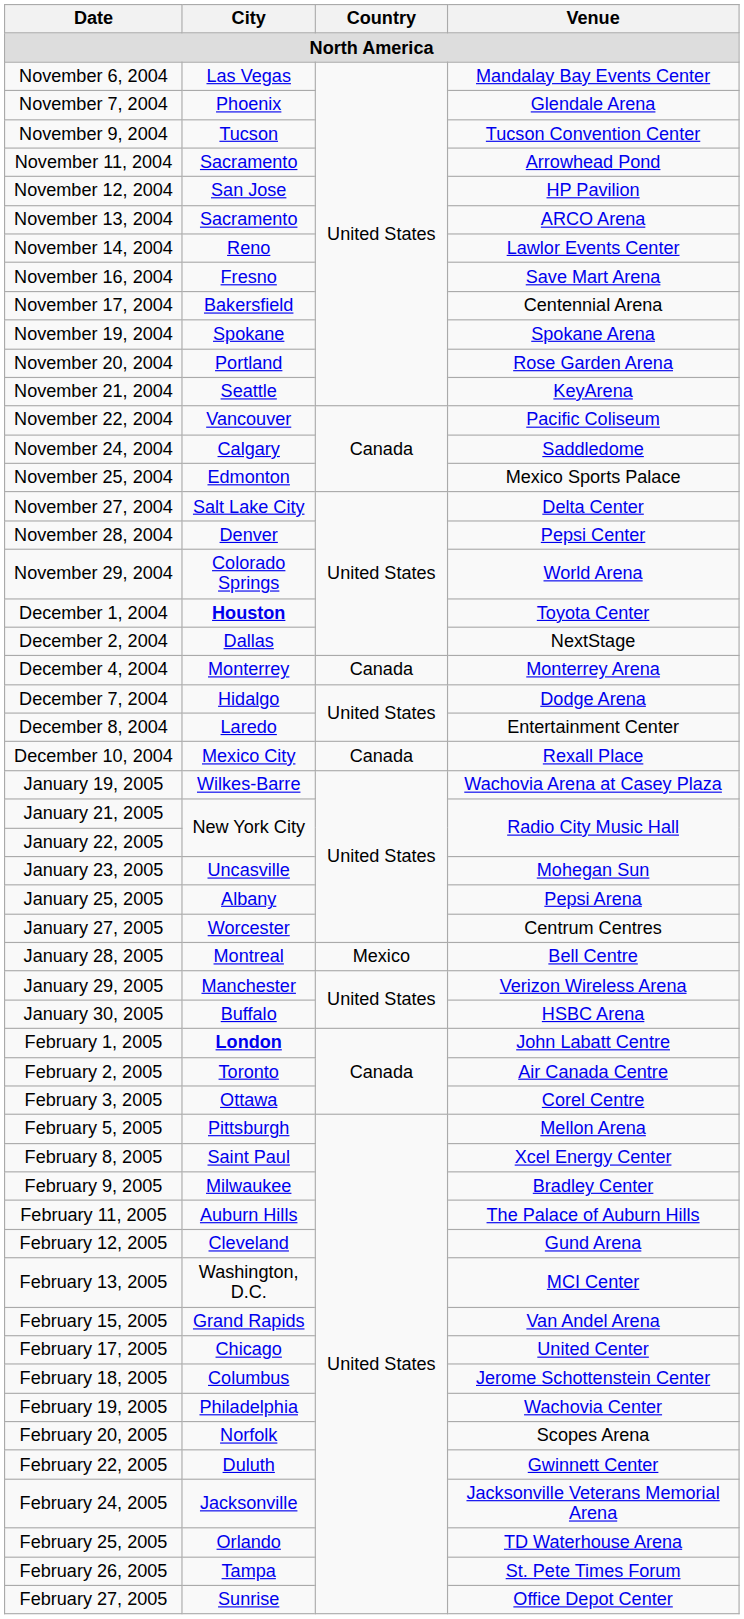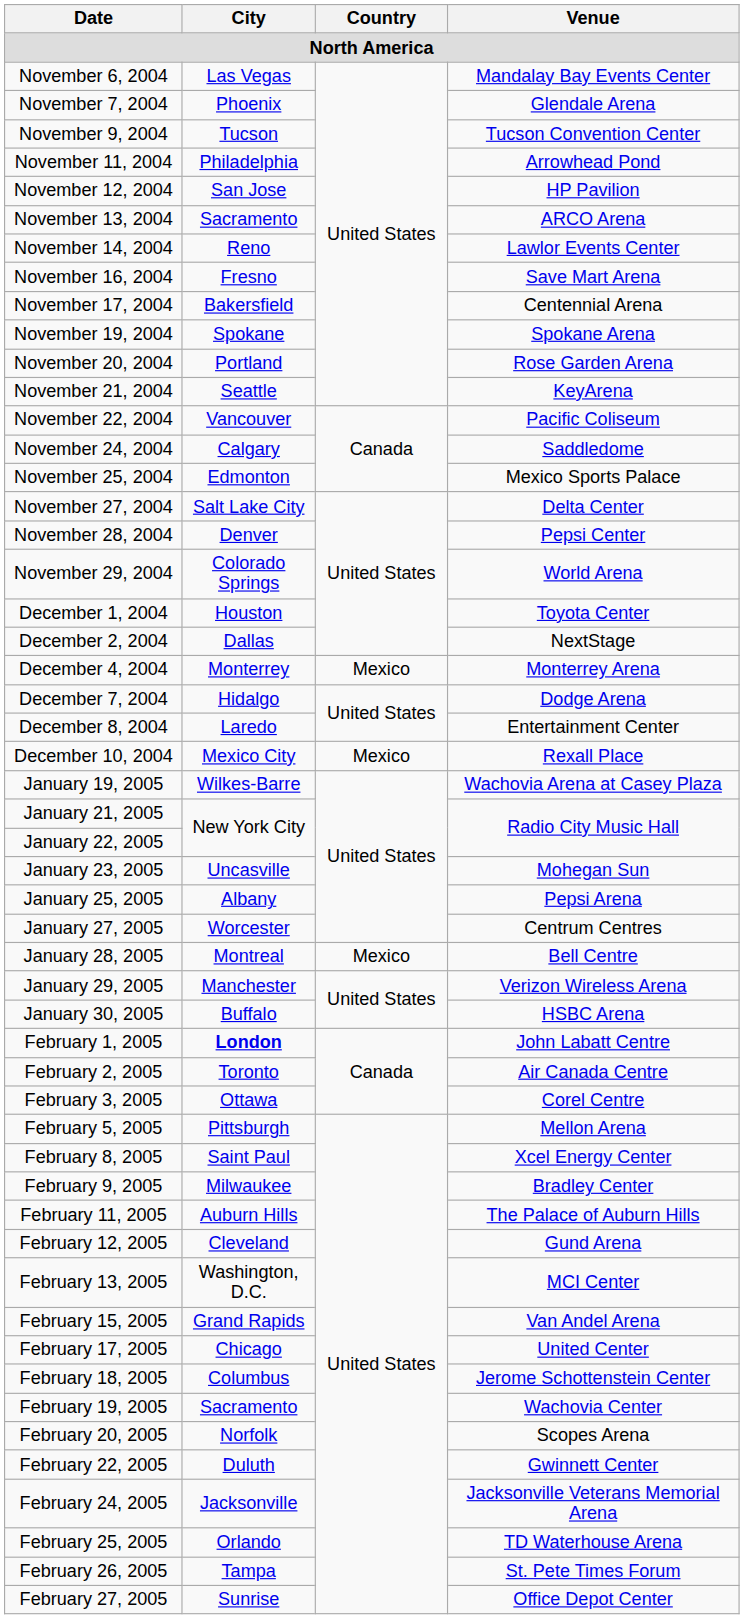(249, 162) Sacramento -> (249, 162) Philadelphia
(249, 612) bold -> (249, 612) normal
(381, 669) Canada -> (381, 669) Mexico
(381, 756) Canada -> (381, 756) Mexico
(249, 1407) Philadelphia -> (249, 1407) Sacramento
